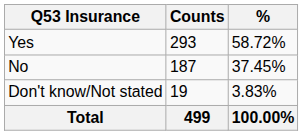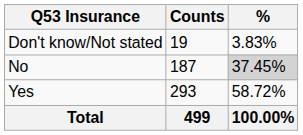rows swapped: (21, 42) <-> (85, 92)
(259, 67) no background -> (259, 67) lightgrey background
